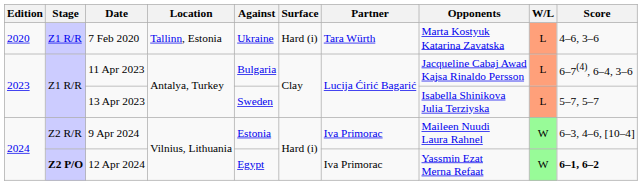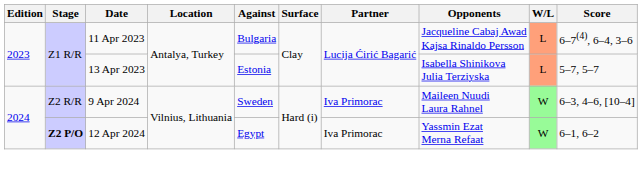- row: (114, 38)
(255, 101) Sweden -> (254, 69) Estonia
(254, 132) Estonia -> (255, 101) Sweden
(579, 164) bold -> (579, 132) normal
